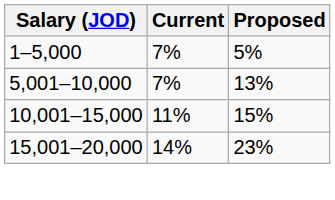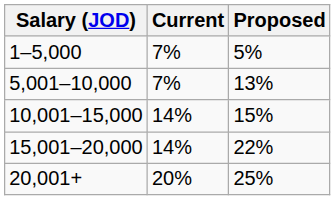(171, 115) 11% -> (172, 115) 14%
(253, 147) 23% -> (253, 147) 22%
+ row: (46, 178)
